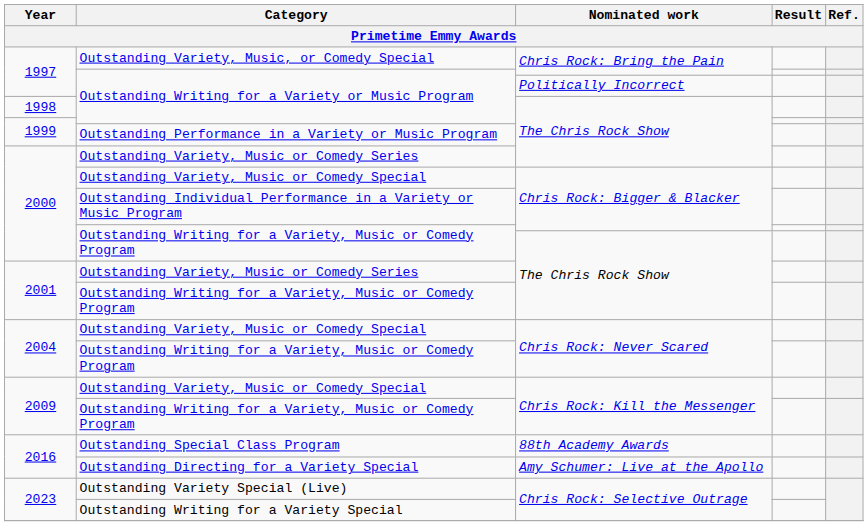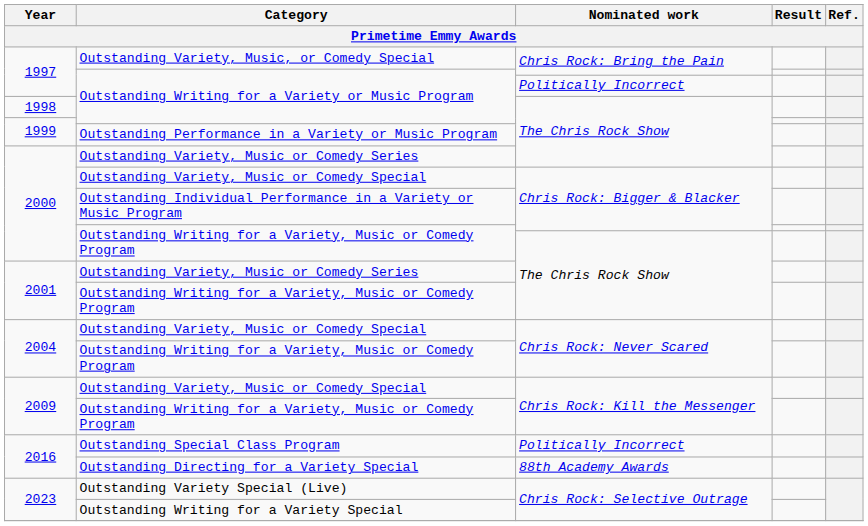(594, 446) 88th Academy Awards -> (602, 446) Politically Incorrect
(641, 467) Amy Schumer: Live at the Apollo -> (594, 467) 88th Academy Awards
